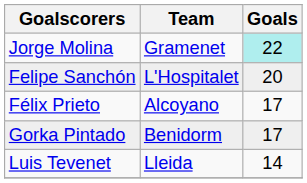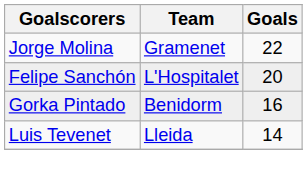(272, 47) paleturquoise background -> (272, 47) no background
- row: (54, 105)
(272, 134) 17 -> (272, 105) 16
